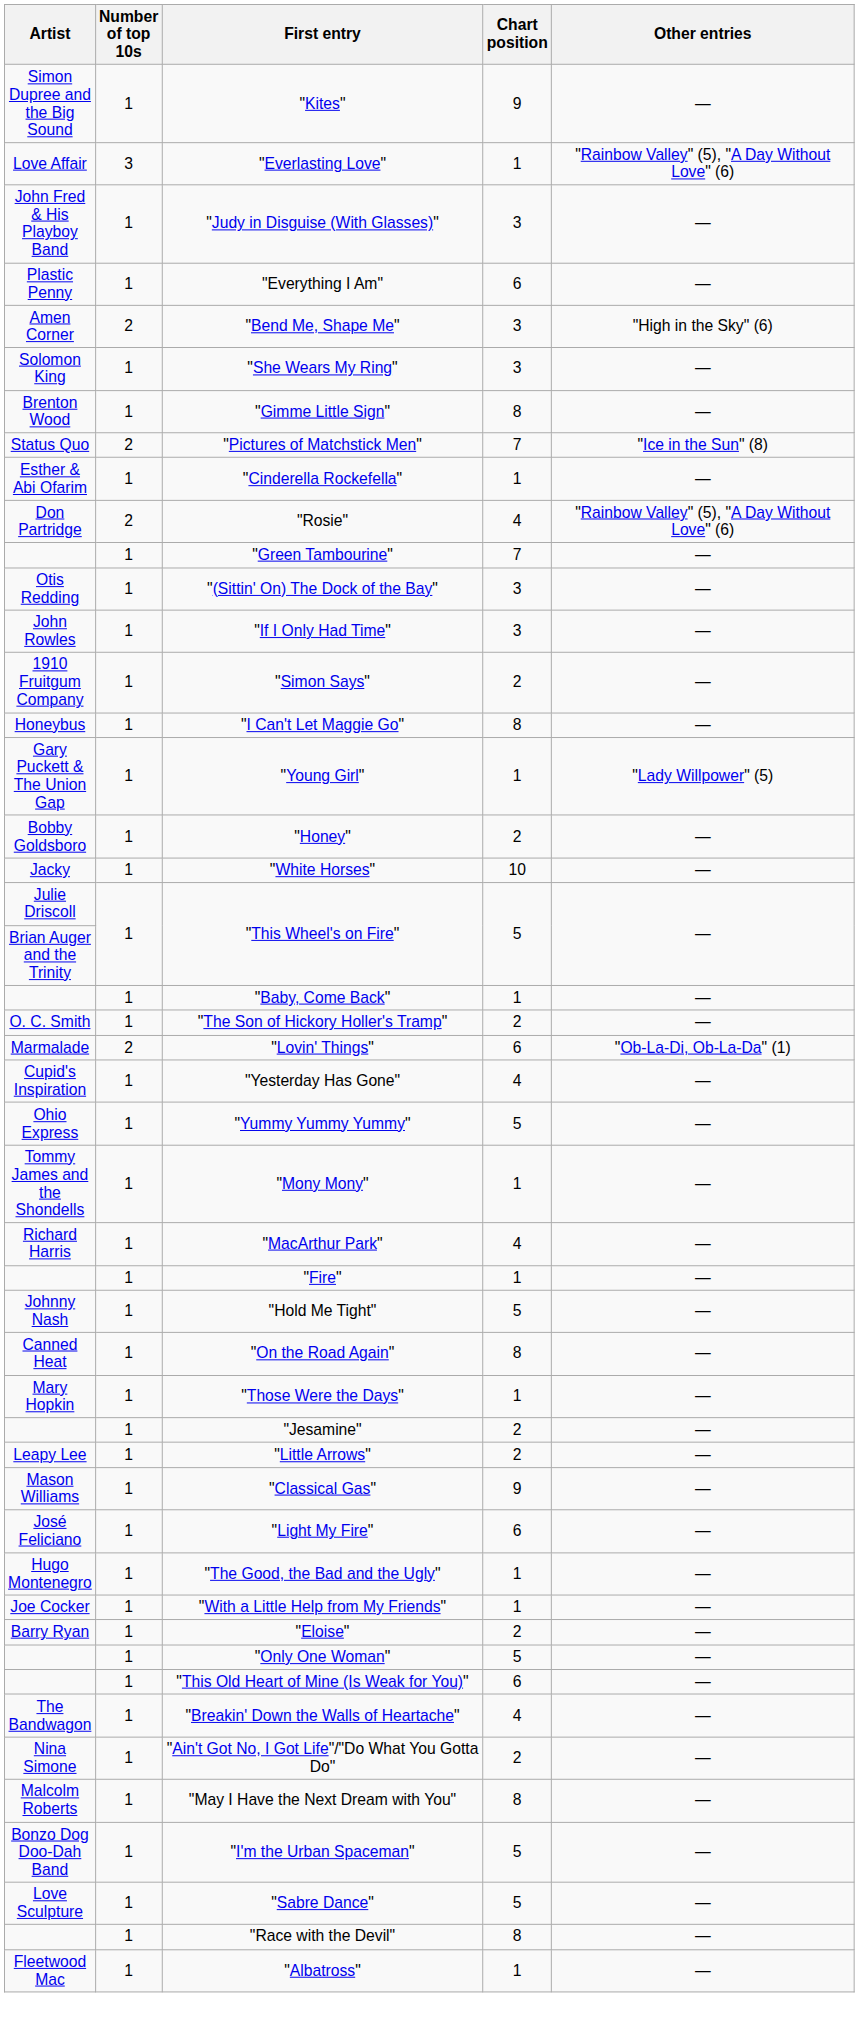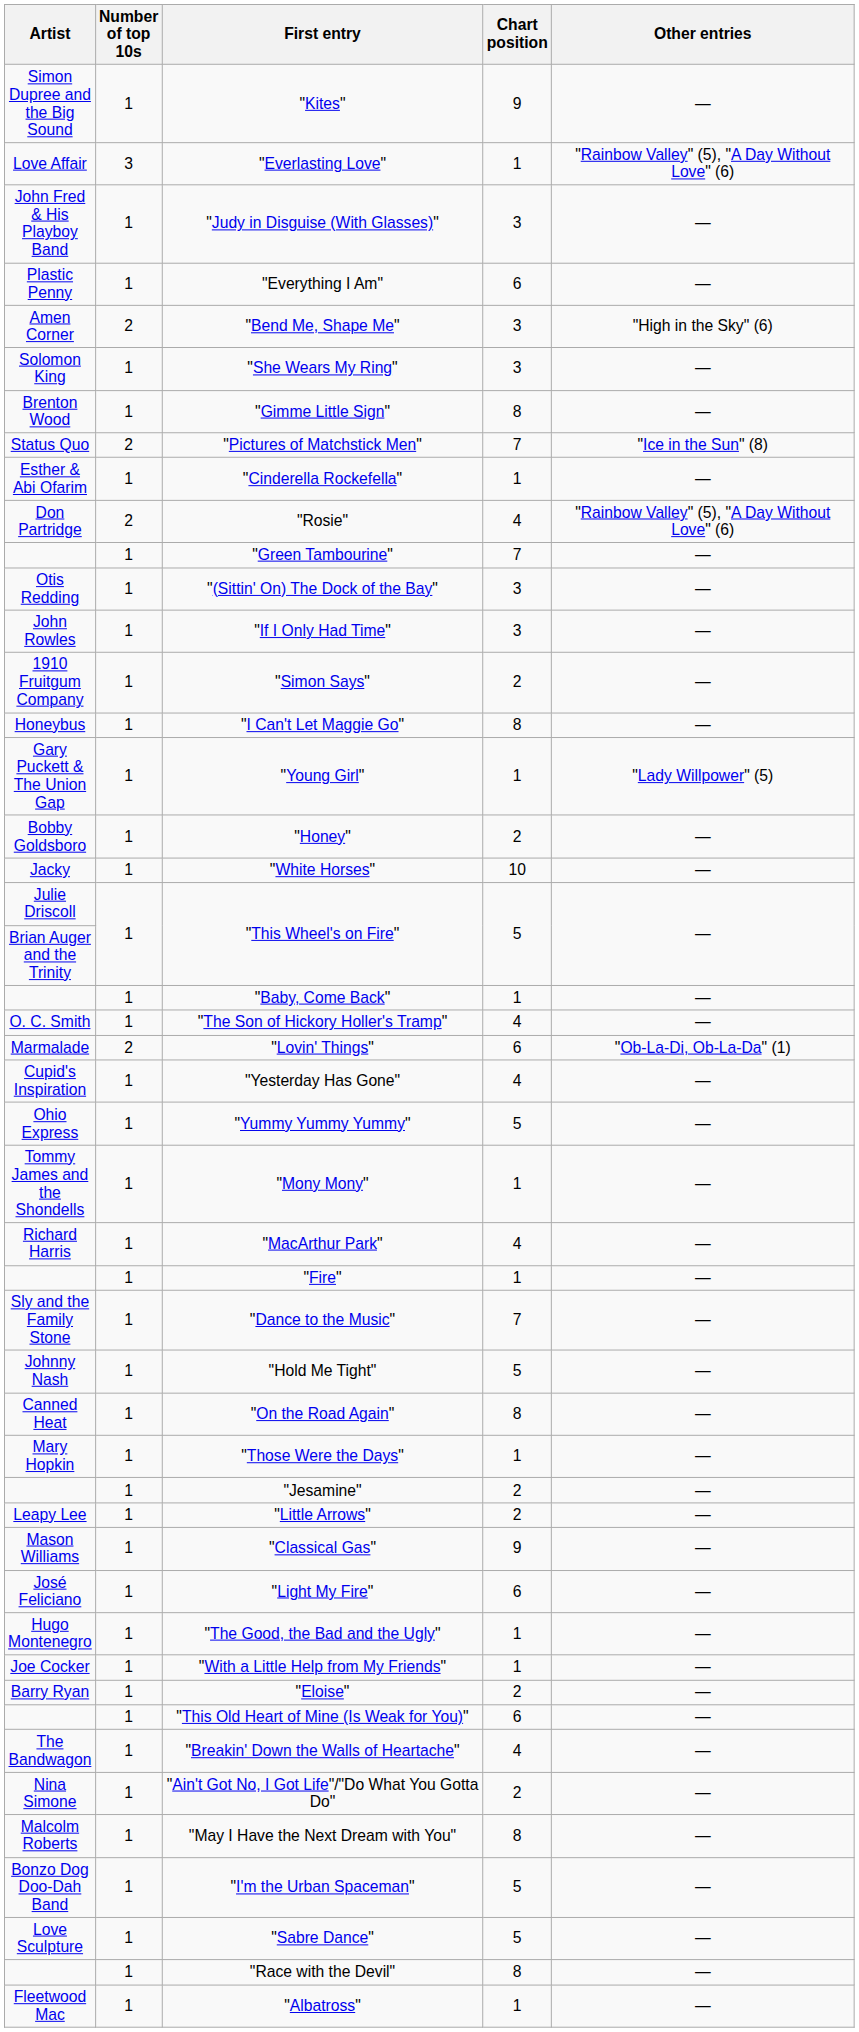(517, 1022) 2 -> (517, 1022) 4
+ row: (50, 1320)
- row: (50, 1657)
